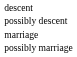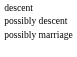- row: (21, 34)
